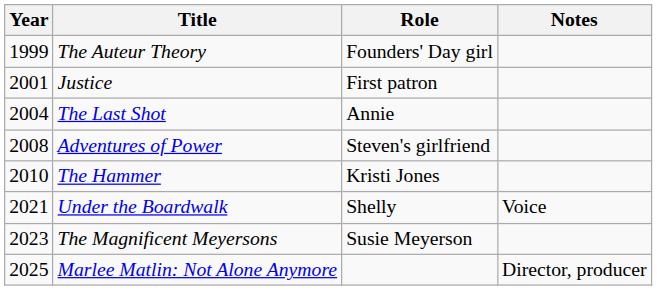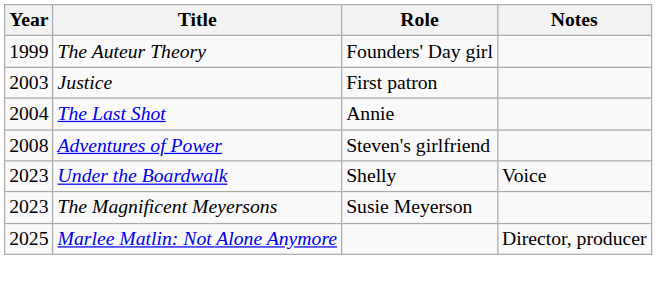(29, 82) 2001 -> (29, 82) 2003
- row: (109, 176)
(29, 207) 2021 -> (29, 176) 2023
